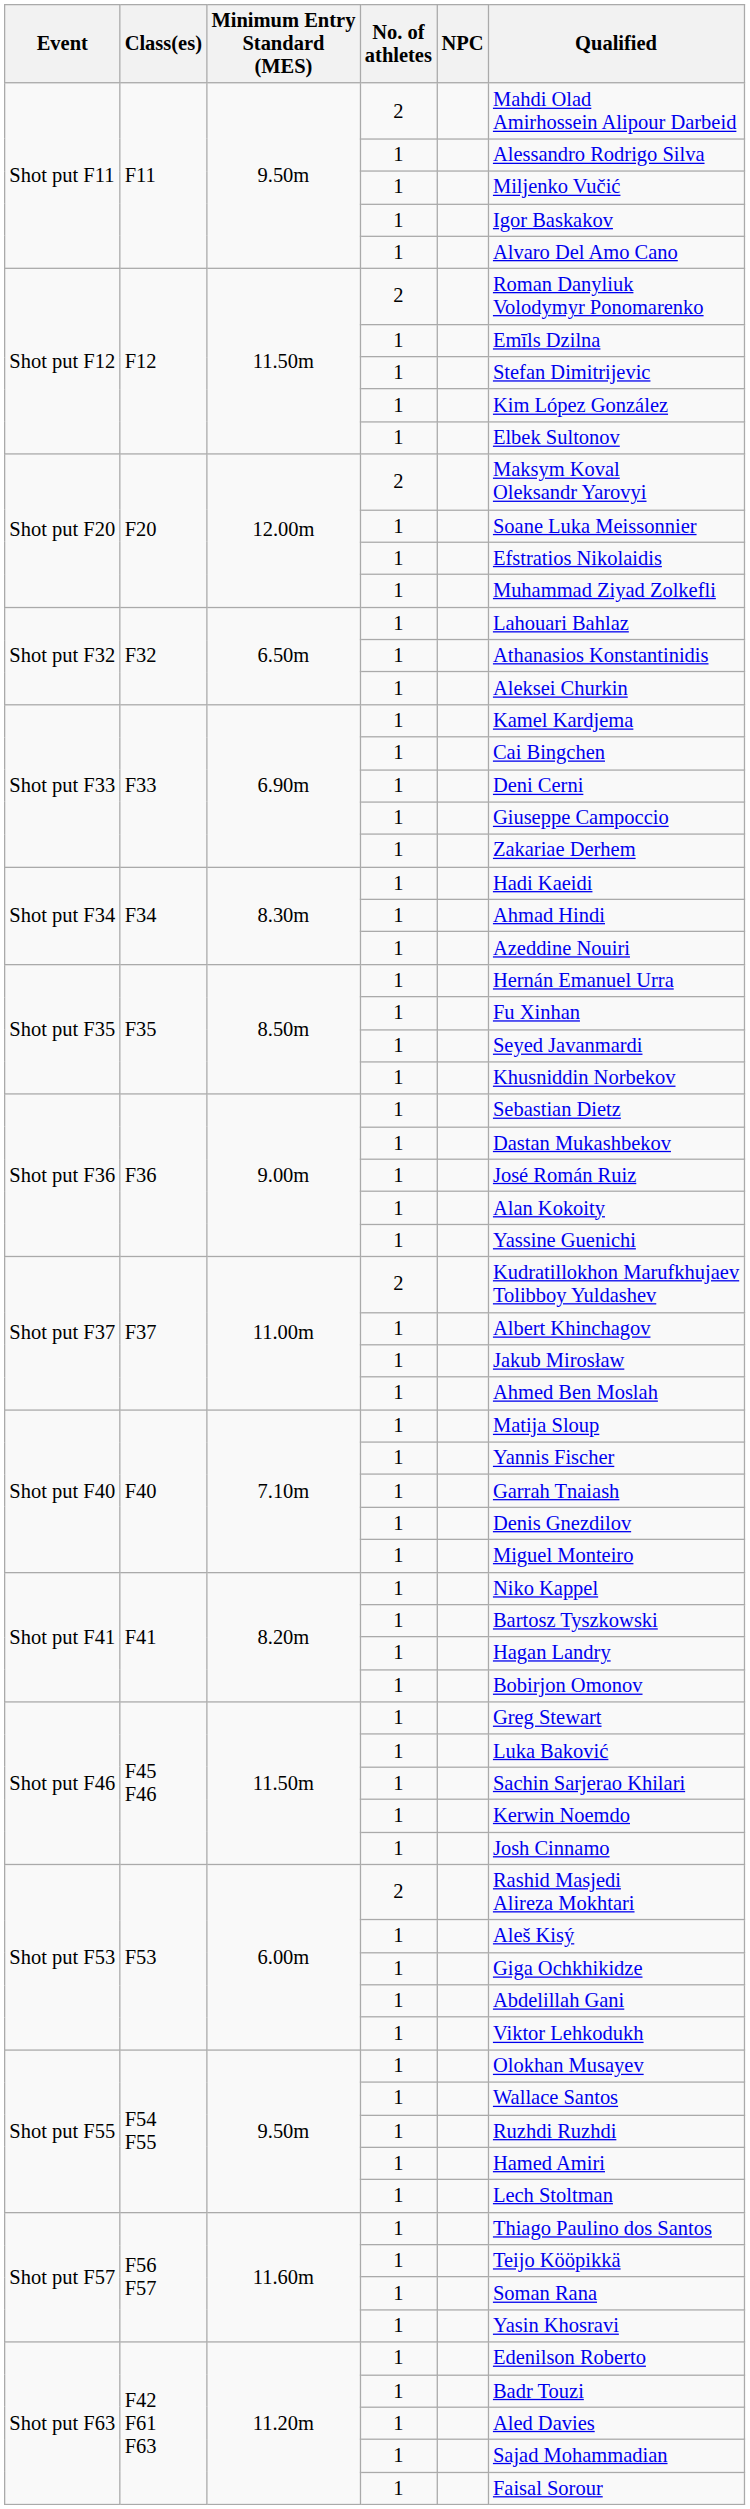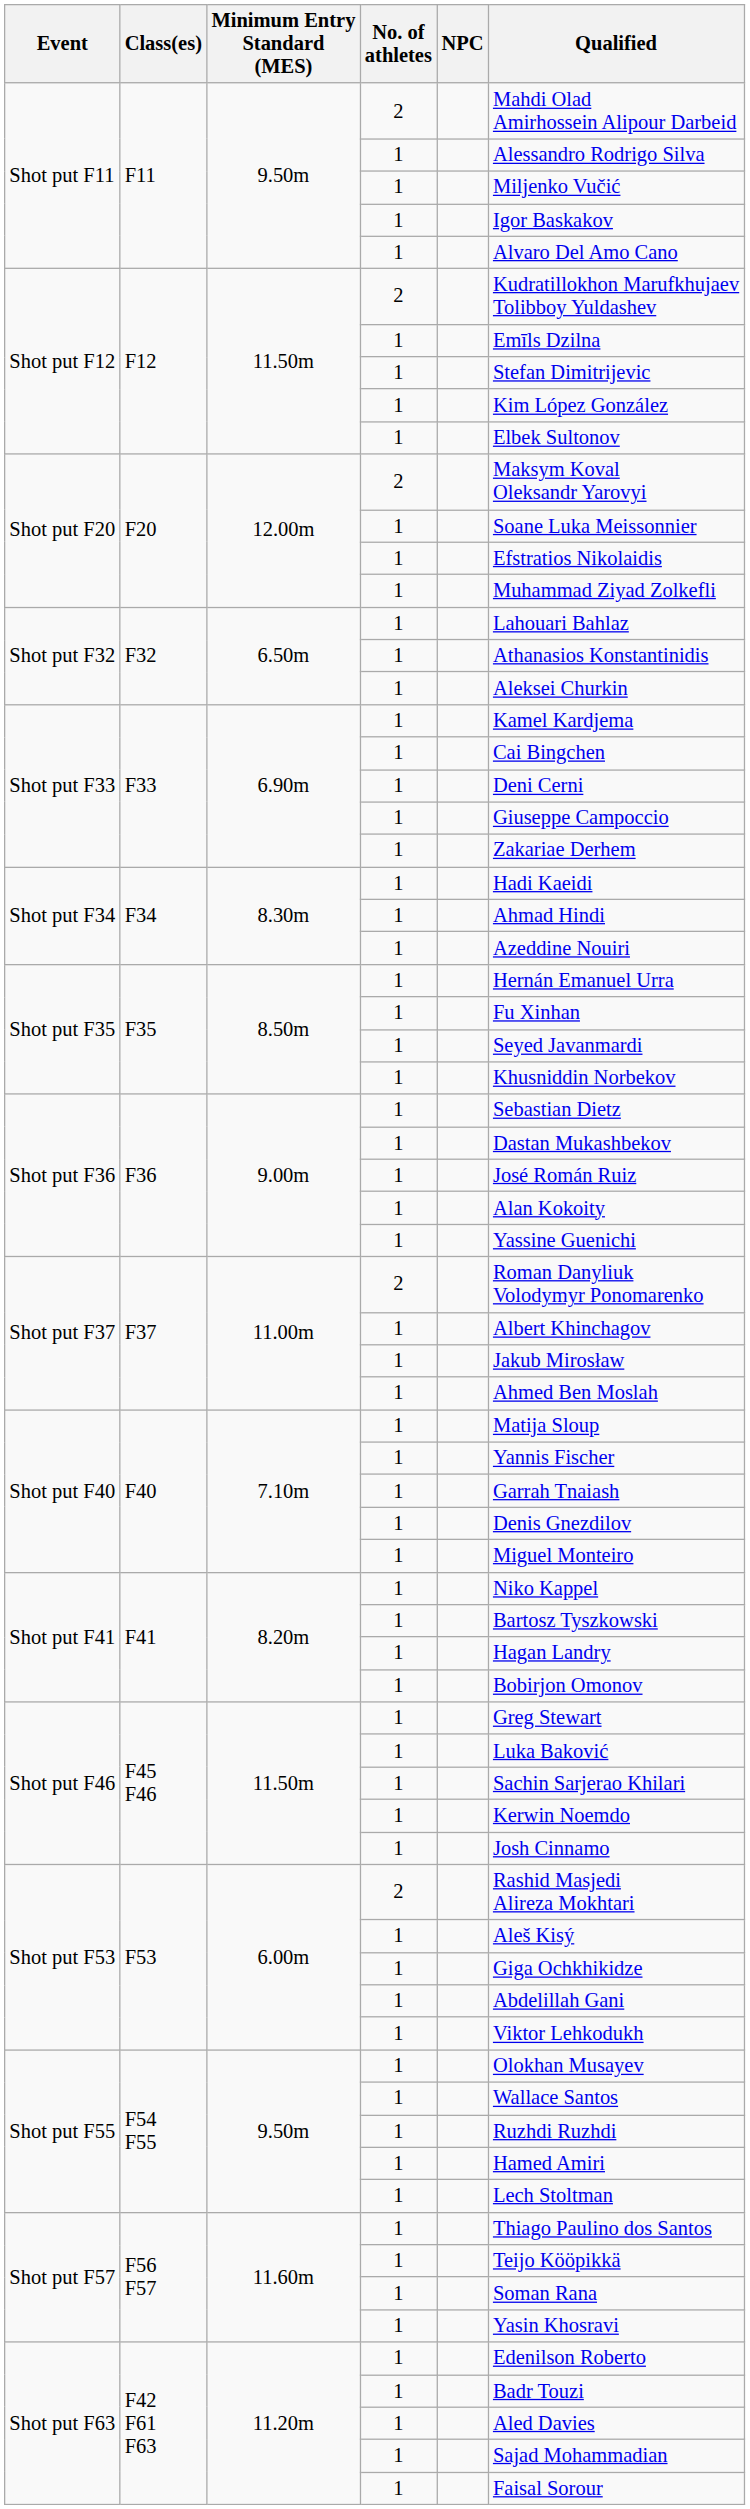(598, 296) Roman Danyliuk Volodymyr Ponomarenko -> (616, 296) Kudratillokhon Marufkhujaev Tolibboy Yuldashev
(616, 1284) Kudratillokhon Marufkhujaev Tolibboy Yuldashev -> (598, 1284) Roman Danyliuk Volodymyr Ponomarenko
